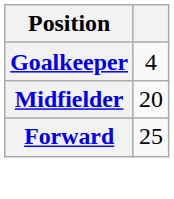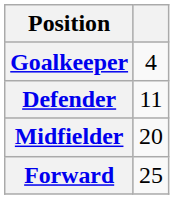+ row: (69, 99)
